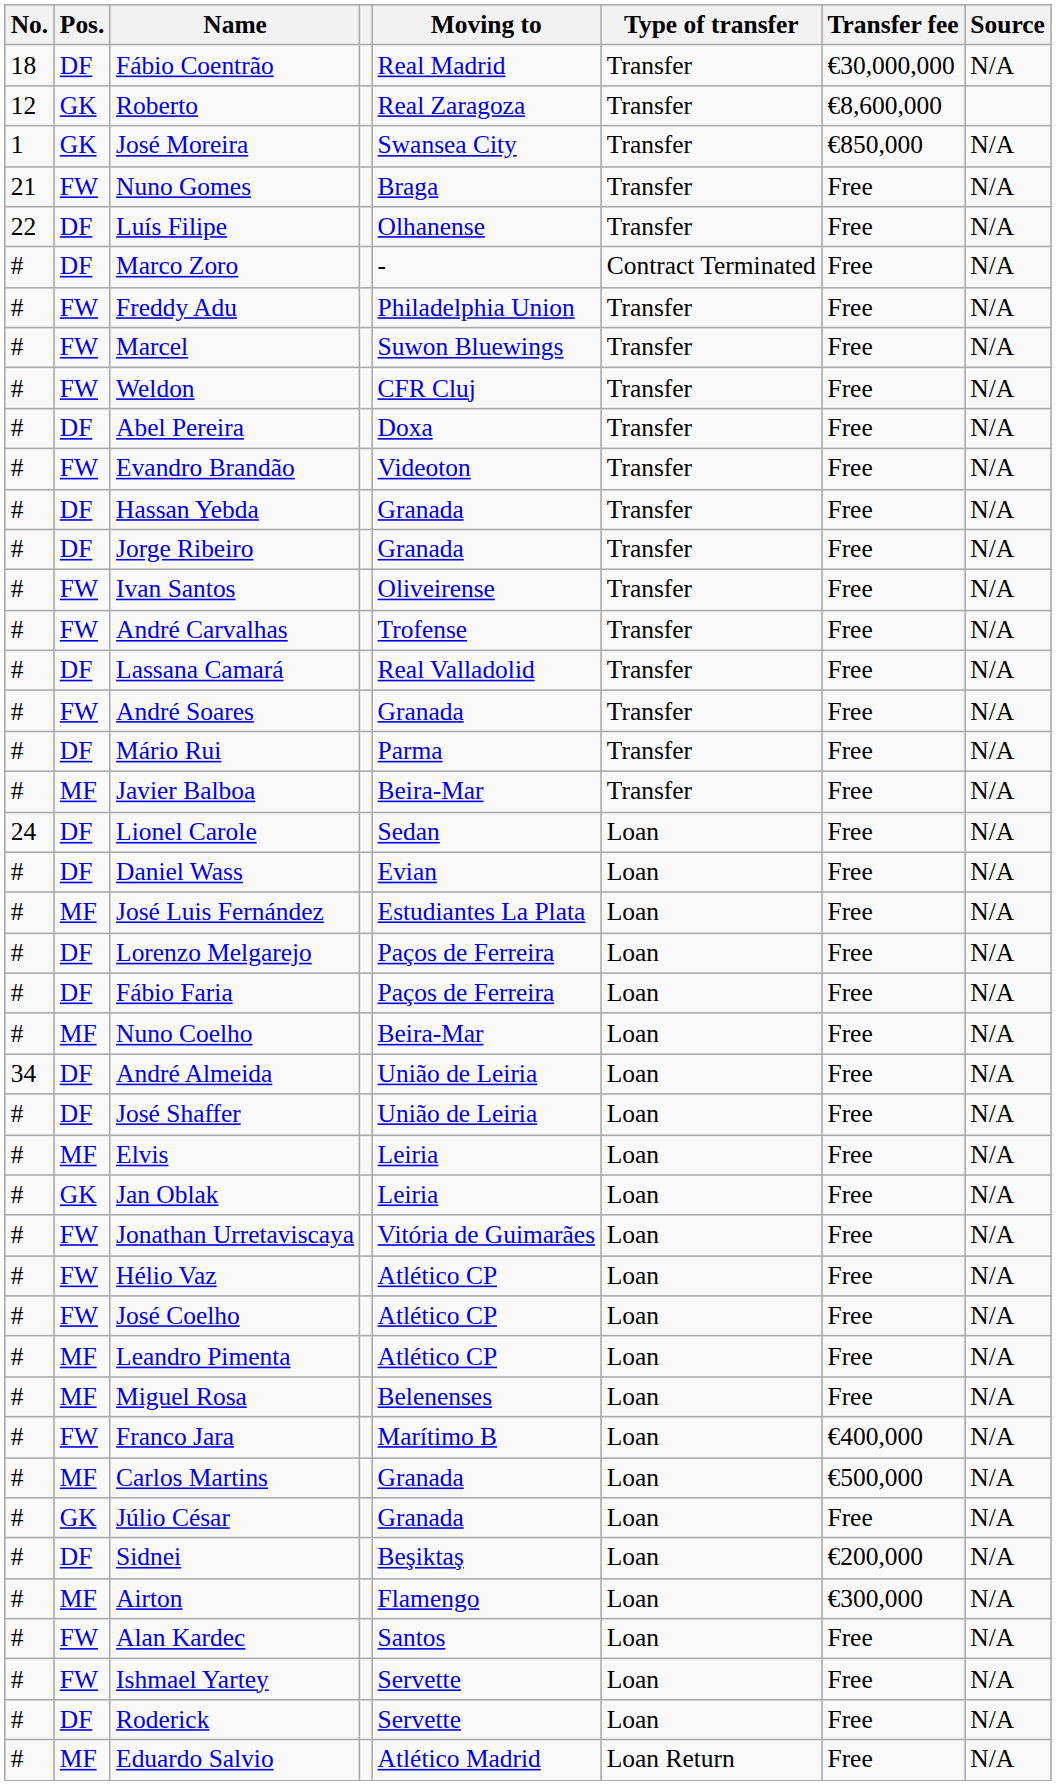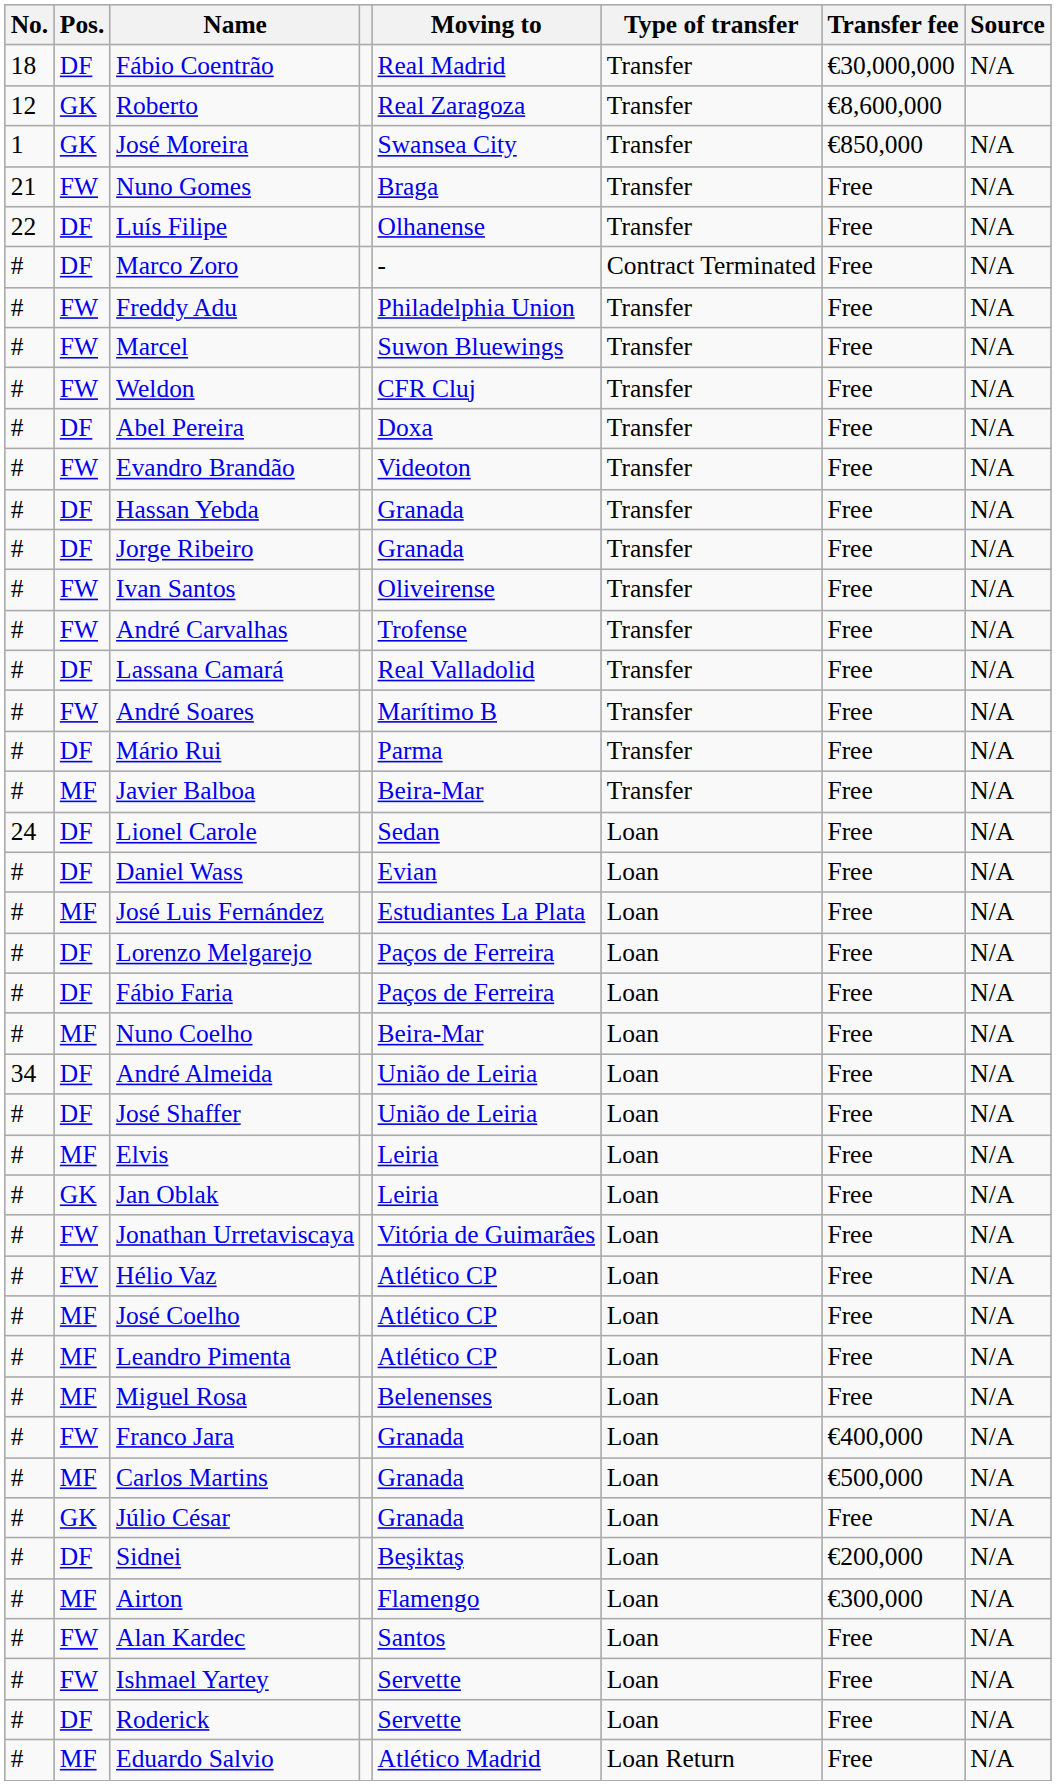(421, 710) Granada -> (437, 710) Marítimo B
(79, 1315) FW -> (78, 1315) MF
(437, 1436) Marítimo B -> (421, 1436) Granada
